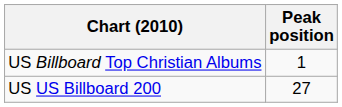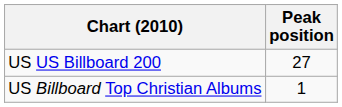rows swapped: (85, 89) <-> (135, 62)
